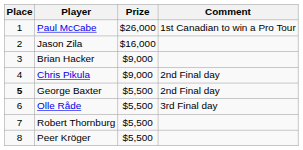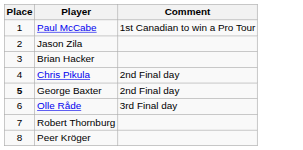- column: (138, 12)
